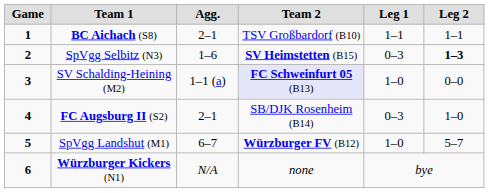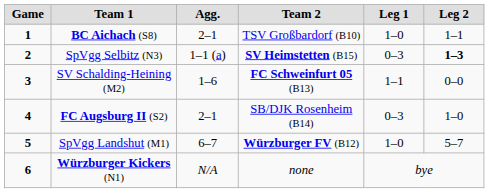(394, 34) 1–1 -> (394, 34) 1–0
(208, 54) 1–6 -> (208, 54) 1–1 (a)
(208, 81) 1–1 (a) -> (208, 81) 1–6
(301, 81) lavender background -> (301, 81) no background
(394, 81) 1–0 -> (394, 81) 1–1
